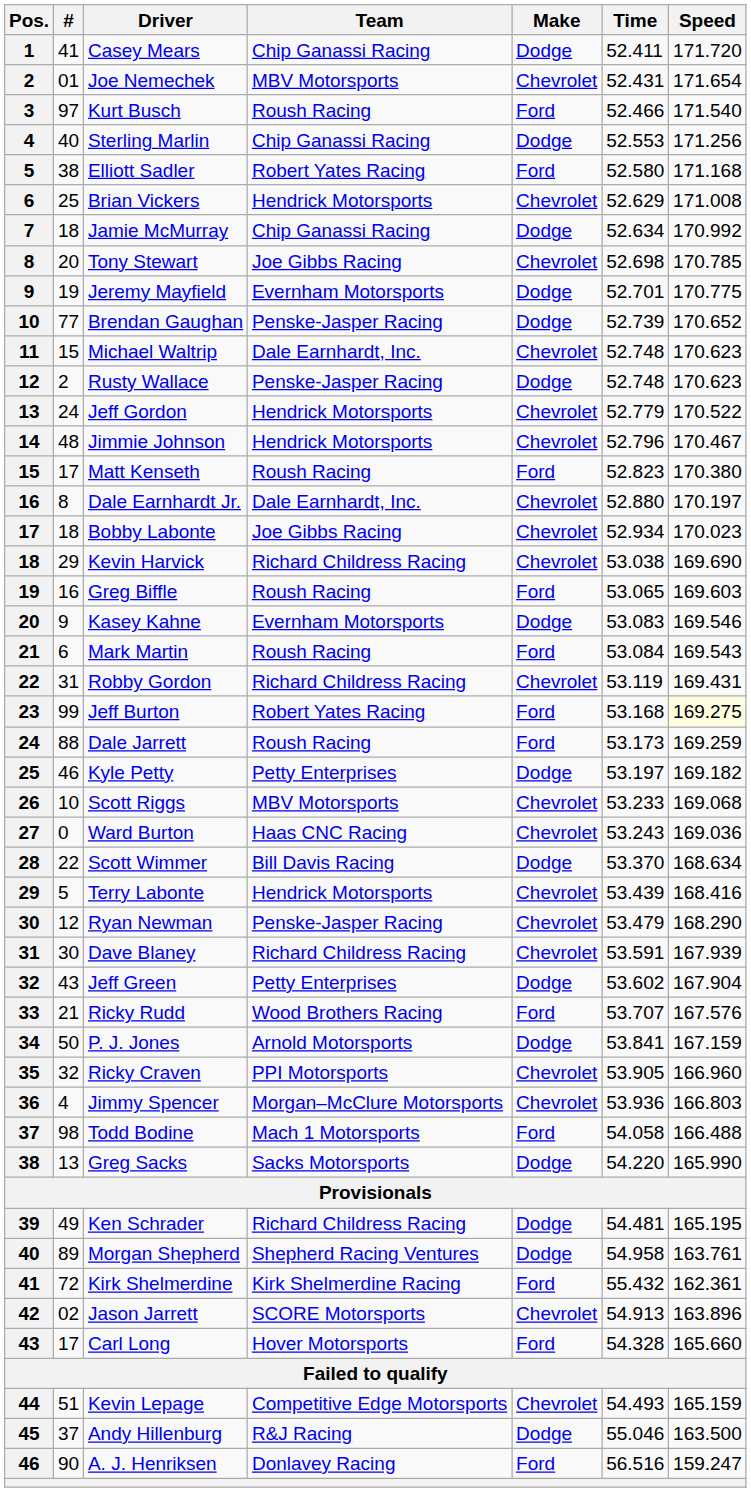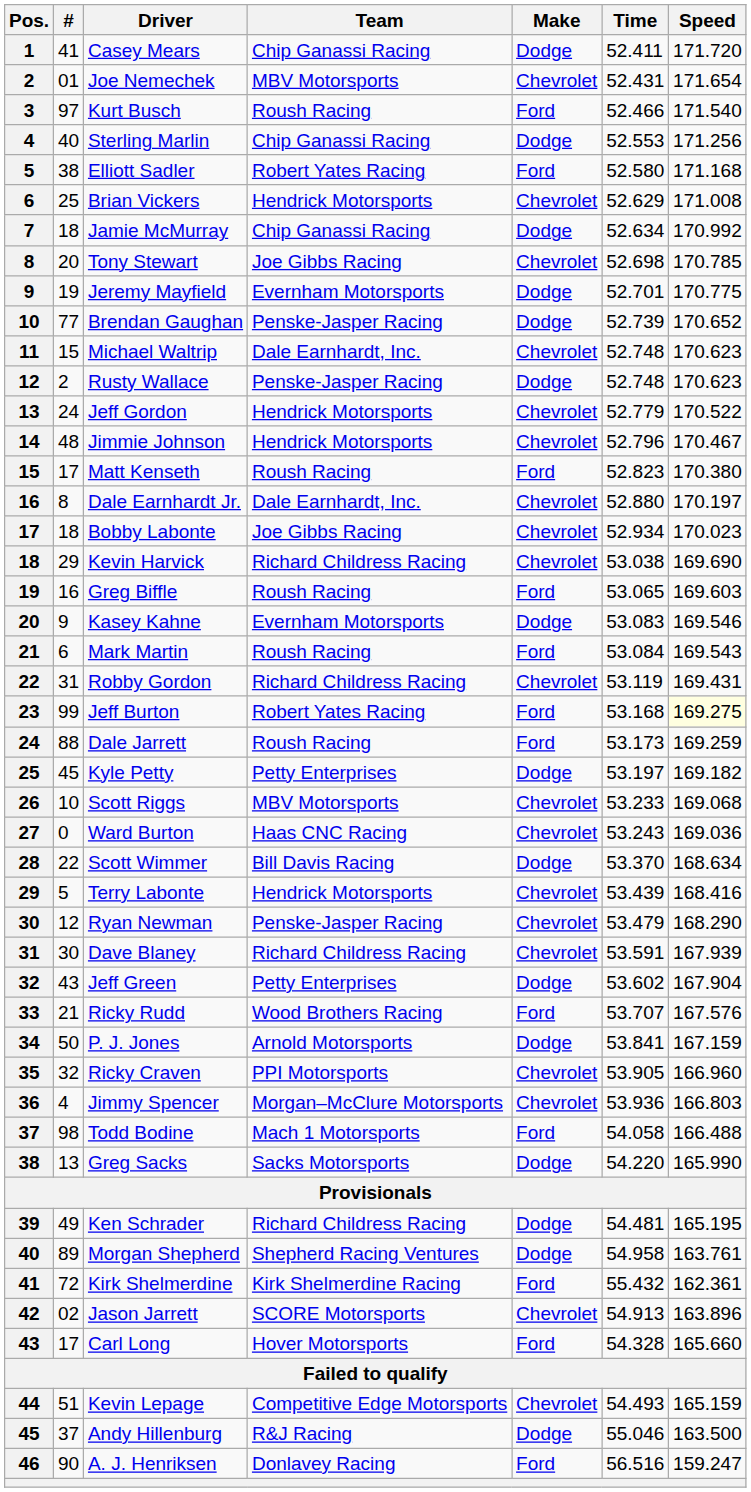(69, 772) 46 -> (69, 772) 45
